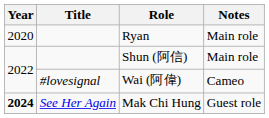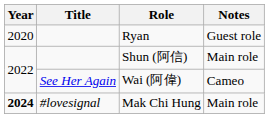(232, 35) Main role -> (234, 35) Guest role
(70, 81) #lovesignal -> (78, 81) See Her Again
(78, 103) See Her Again -> (70, 103) #lovesignal
(234, 103) Guest role -> (232, 103) Main role
